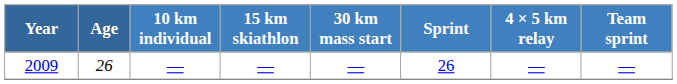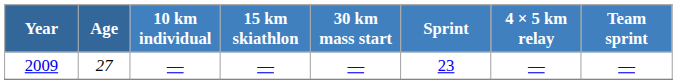(104, 65) 26 -> (104, 65) 27
(446, 65) 26 -> (446, 65) 23
